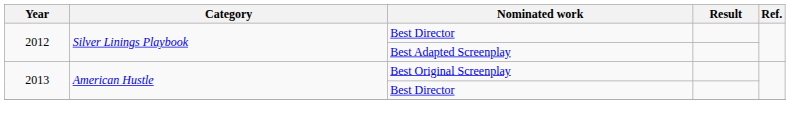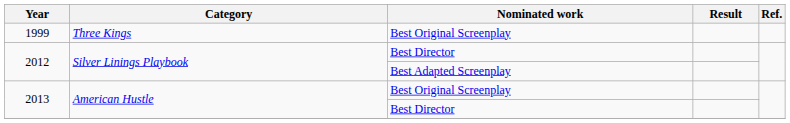+ row: (37, 33)
